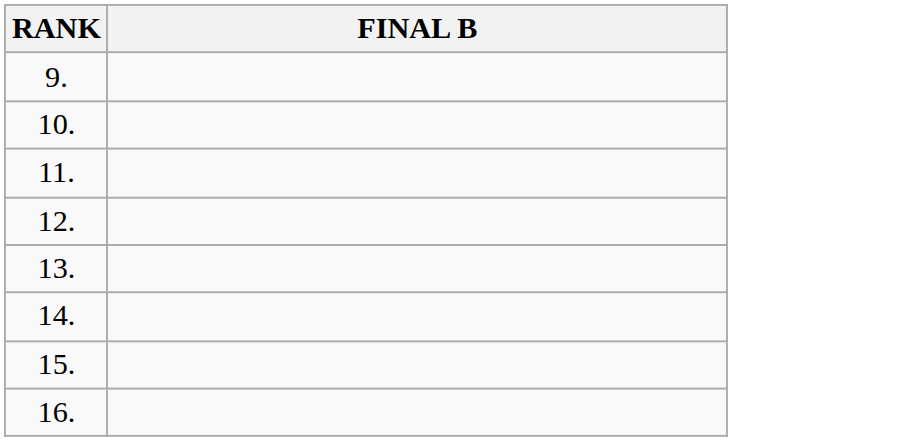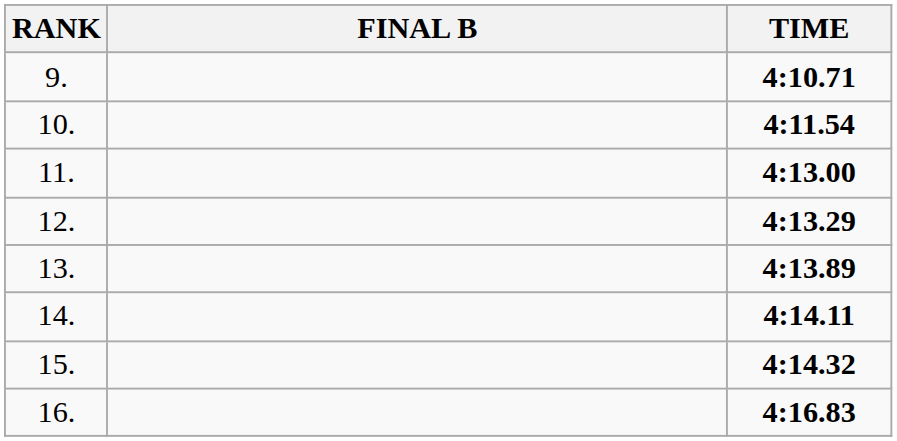+ column: (809, 28)
